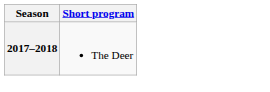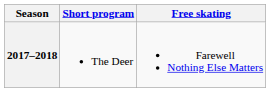+ column: (201, 13)
